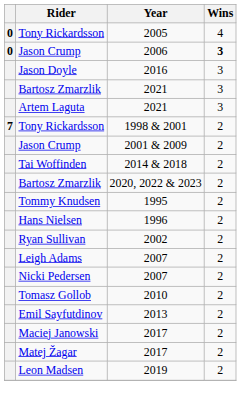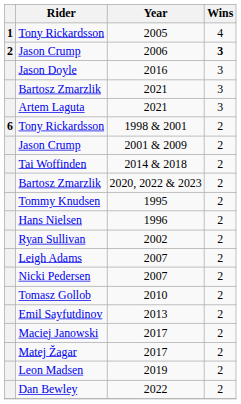(10, 32) 0 -> (10, 32) 1
(10, 51) 0 -> (10, 51) 2
(10, 126) 7 -> (10, 126) 6
+ row: (48, 389)
